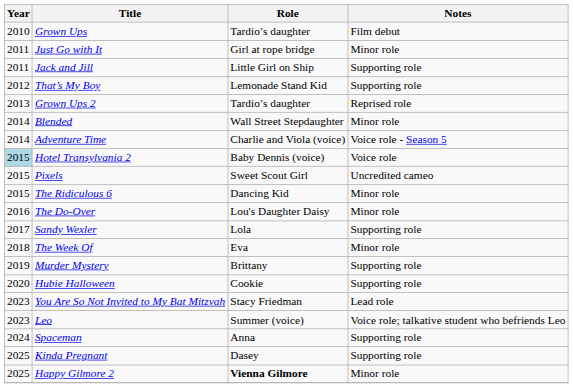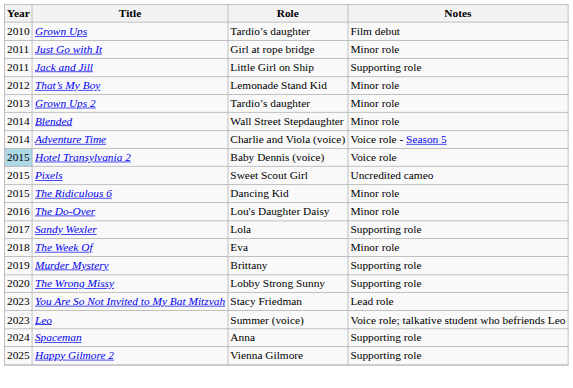(386, 85) Supporting role -> (375, 85) Minor role
(381, 103) Reprised role -> (375, 103) Minor role
+ row: (74, 283)
- row: (75, 283)
- row: (71, 355)
(269, 373) bold -> (267, 355) normal
(375, 373) Minor role -> (386, 355) Supporting role
